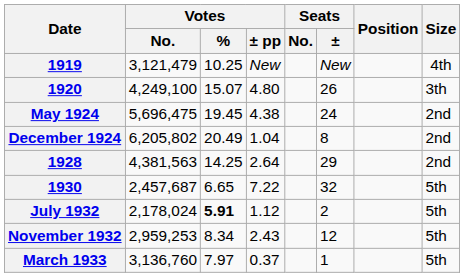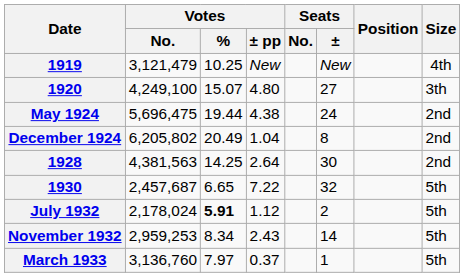(329, 89) 26 -> (329, 89) 27
(223, 114) 19.45 -> (223, 114) 19.44
(329, 162) 29 -> (329, 162) 30
(329, 235) 12 -> (329, 235) 14
